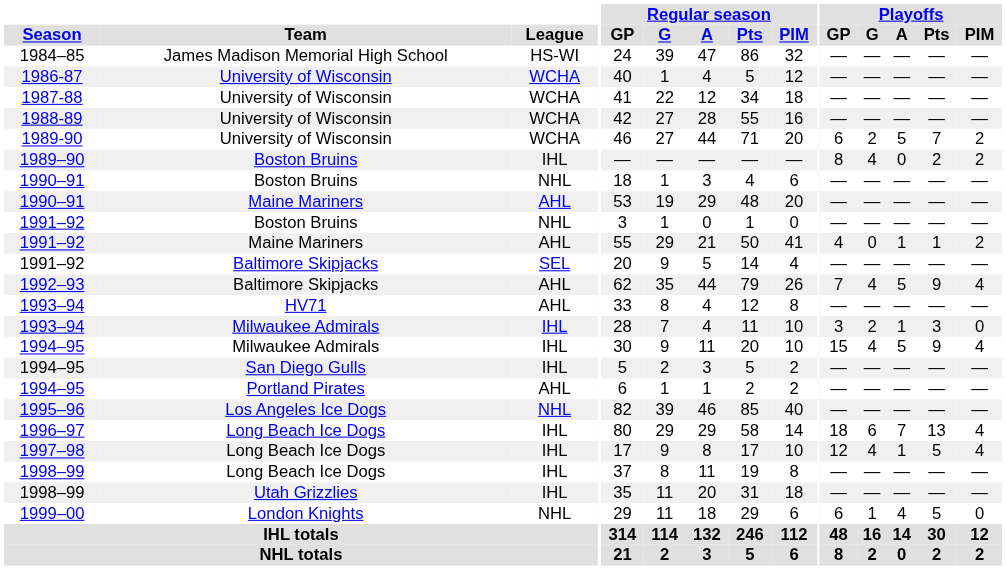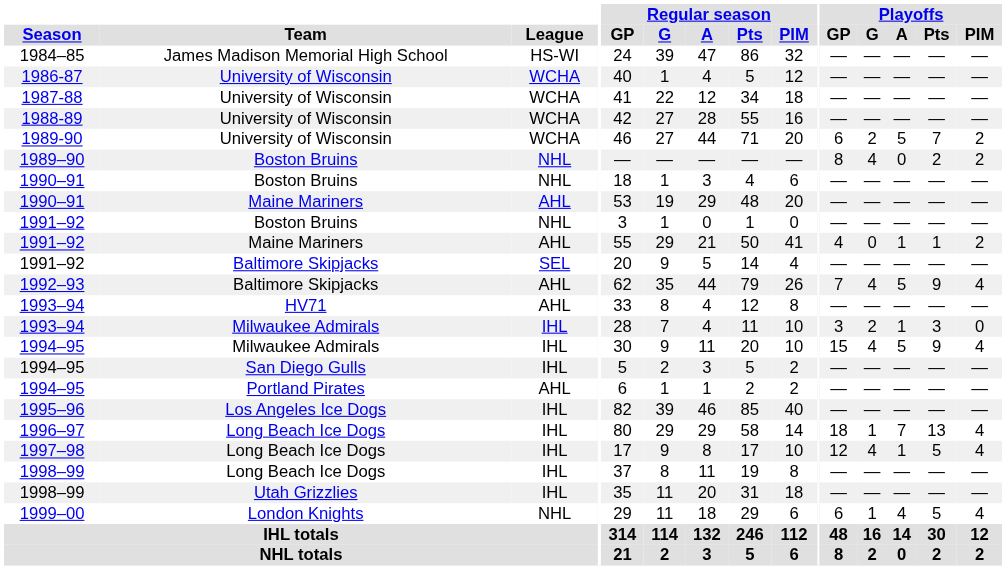(555, 159) IHL -> (555, 159) NHL
(555, 409) NHL -> (555, 409) IHL
(872, 430) 6 -> (872, 430) 1
(980, 513) 0 -> (980, 513) 4
